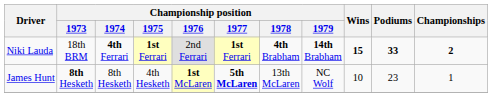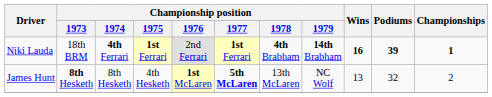(358, 50) 15 -> (358, 50) 16
(393, 50) 33 -> (393, 50) 39
(451, 50) 2 -> (451, 50) 1
(358, 78) 10 -> (358, 78) 13
(393, 78) 23 -> (393, 78) 32
(451, 78) 1 -> (451, 78) 2
